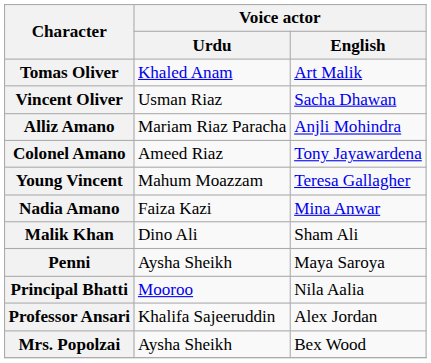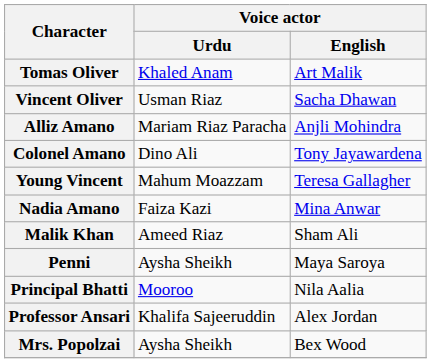(180, 153) Ameed Riaz -> (168, 153) Dino Ali
(168, 235) Dino Ali -> (180, 235) Ameed Riaz
